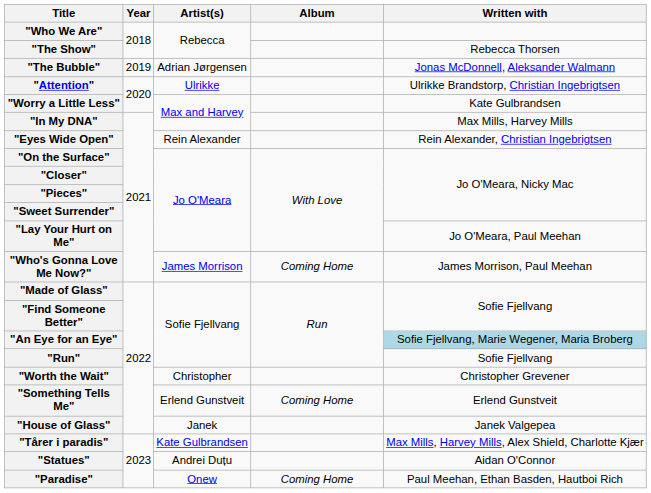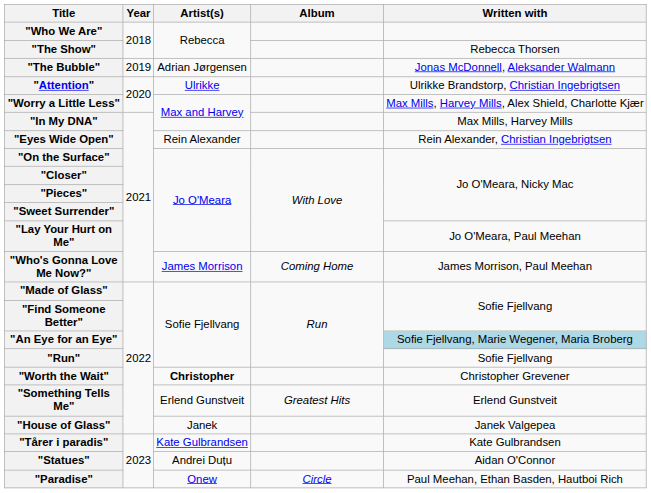(515, 103) Kate Gulbrandsen -> (515, 103) Max Mills, Harvey Mills, Alex Shield, Charlotte Kjær
(202, 376) normal -> (202, 376) bold
(317, 400) Coming Home -> (317, 400) Greatest Hits
(515, 442) Max Mills, Harvey Mills, Alex Shield, Charlotte Kjær -> (515, 442) Kate Gulbrandsen
(317, 479) Coming Home -> (317, 479) Circle
